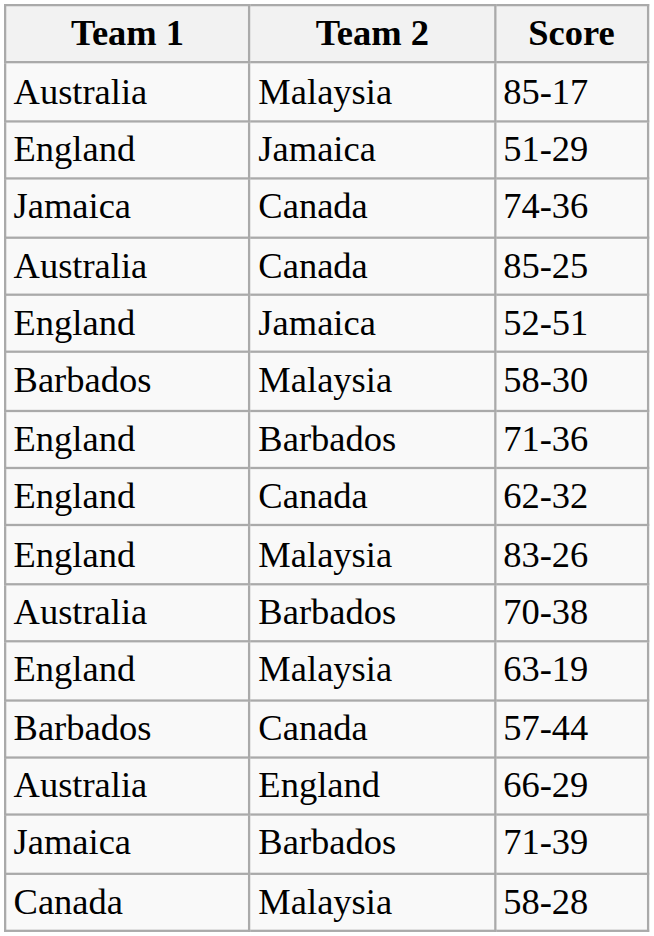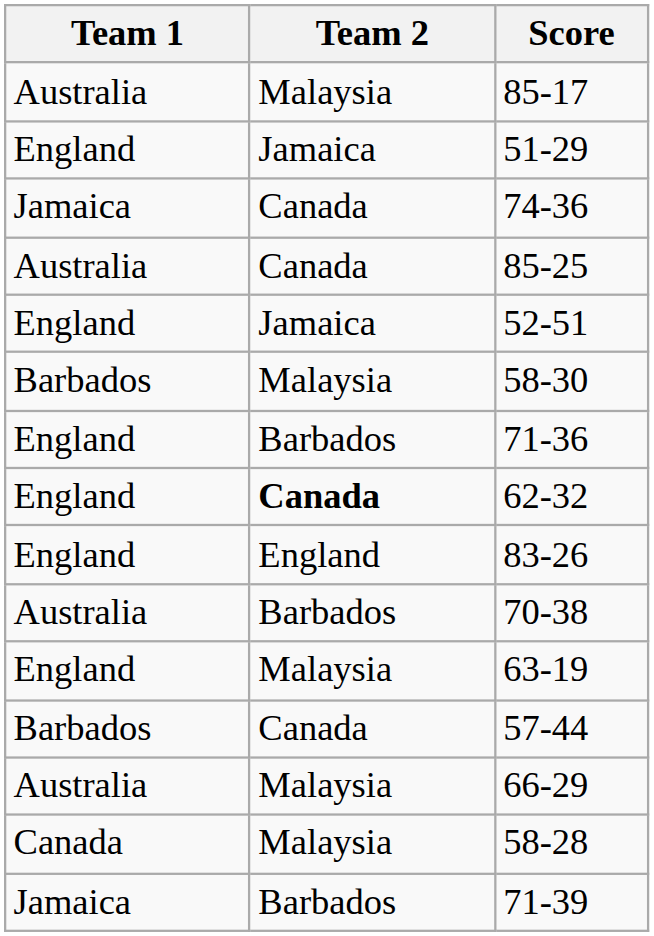(313, 496) normal -> (319, 496) bold
(325, 554) Malaysia -> (319, 554) England
(319, 785) England -> (325, 785) Malaysia
rows swapped: (546, 901) <-> (546, 843)
